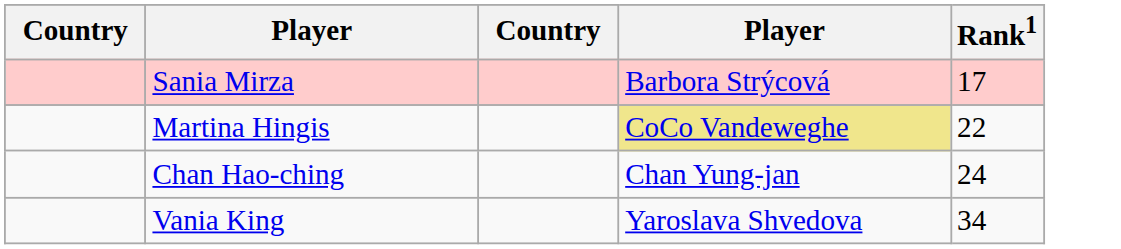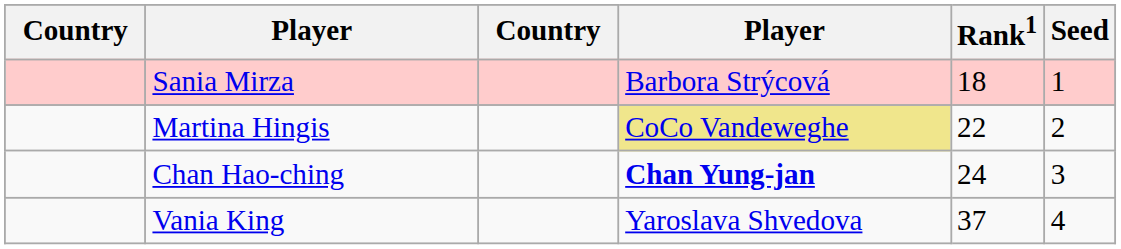+ column: (1080, 31)
(972, 81) 17 -> (972, 81) 18
(712, 174) normal -> (720, 174) bold
(972, 220) 34 -> (972, 220) 37
